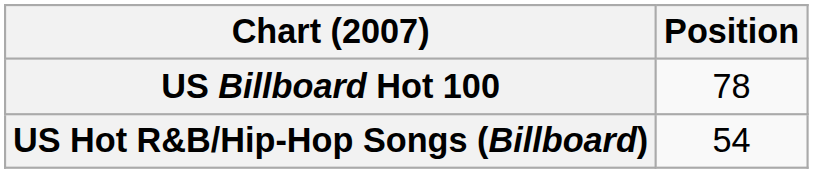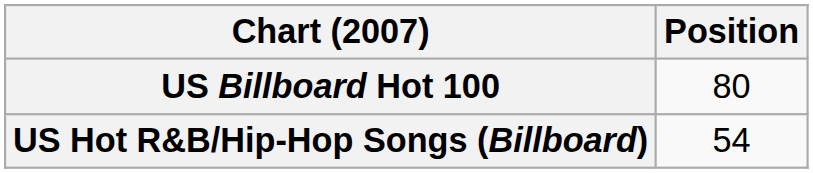(732, 85) 78 -> (732, 85) 80
